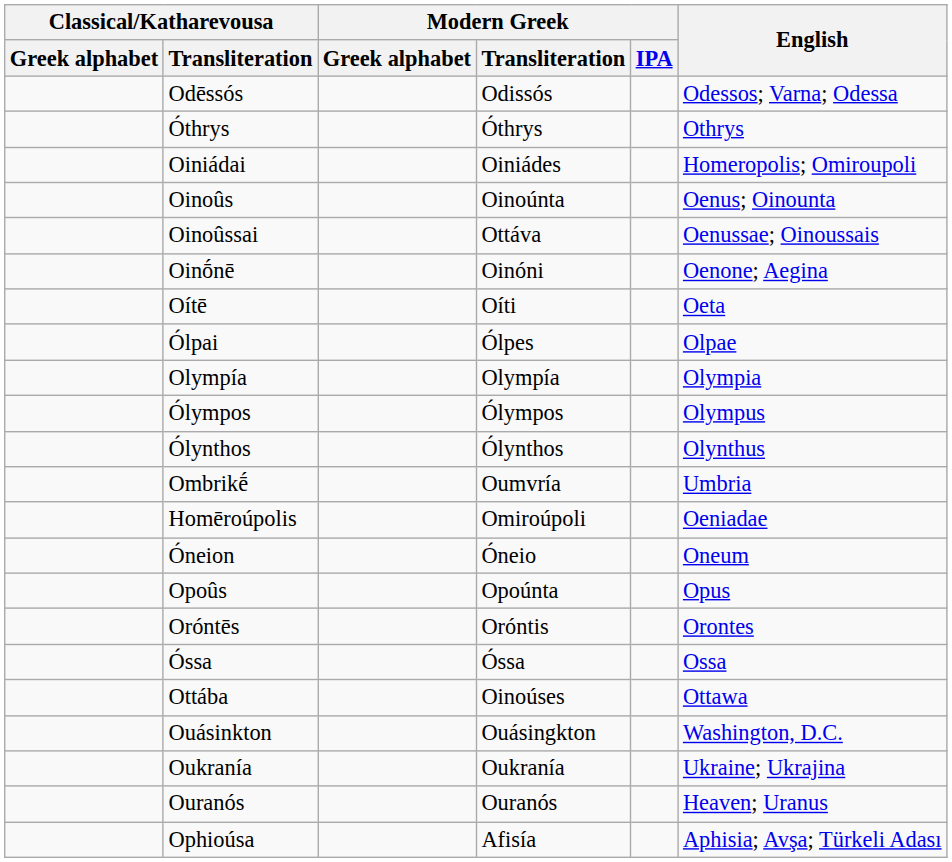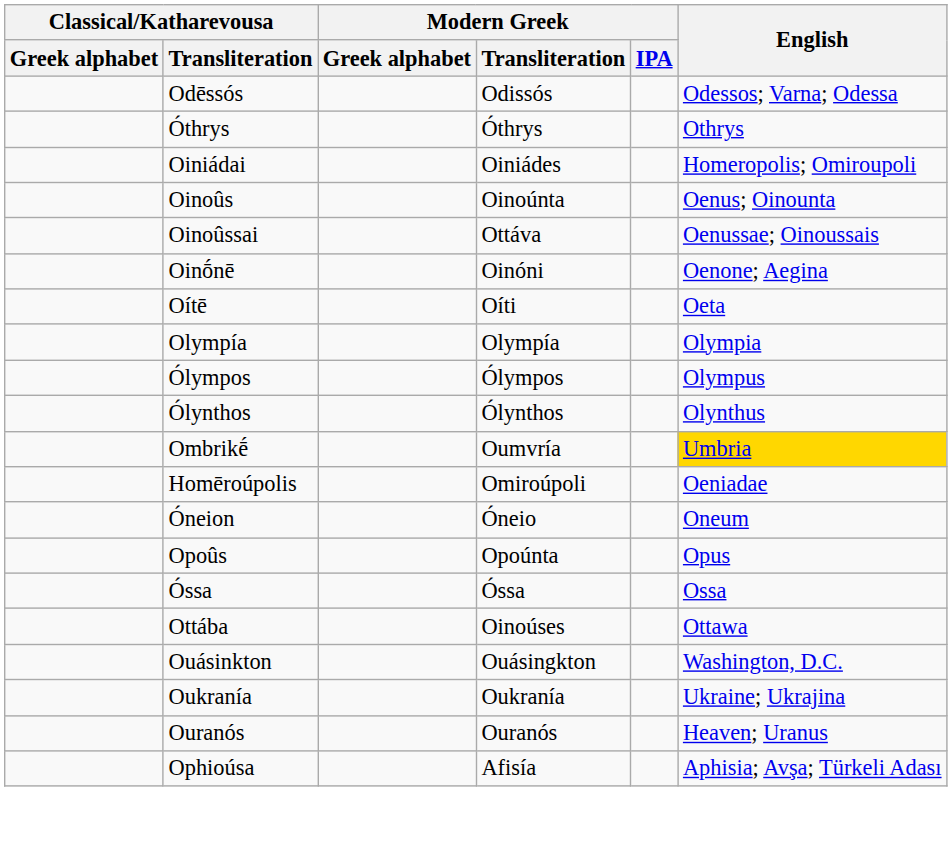- row: (193, 341)
(717, 484) no background -> (717, 448) gold background
- row: (204, 626)
